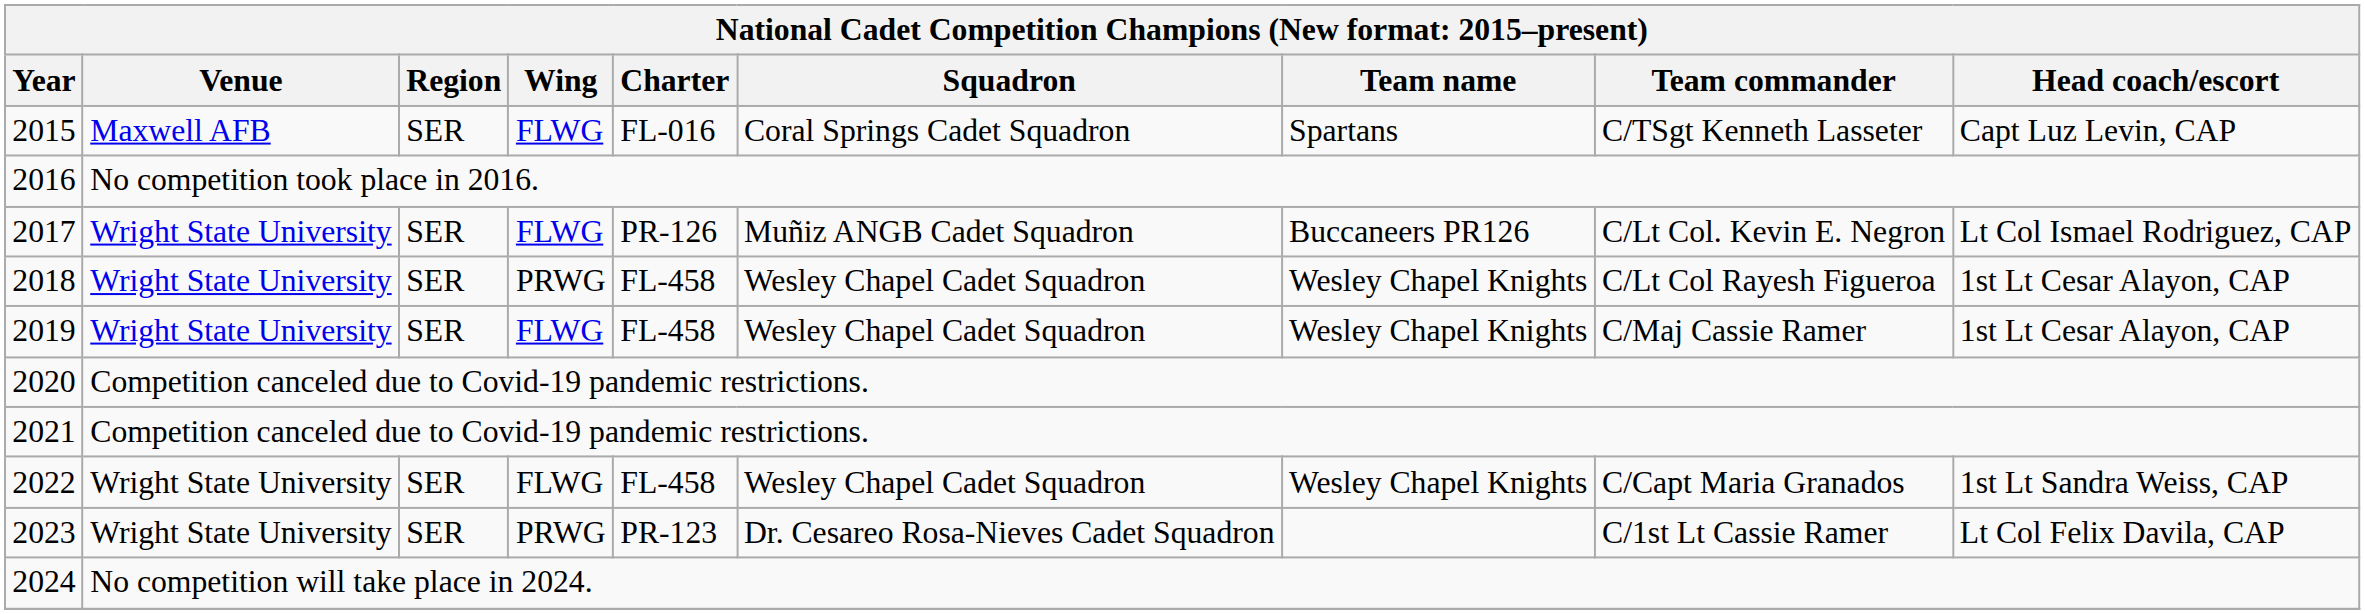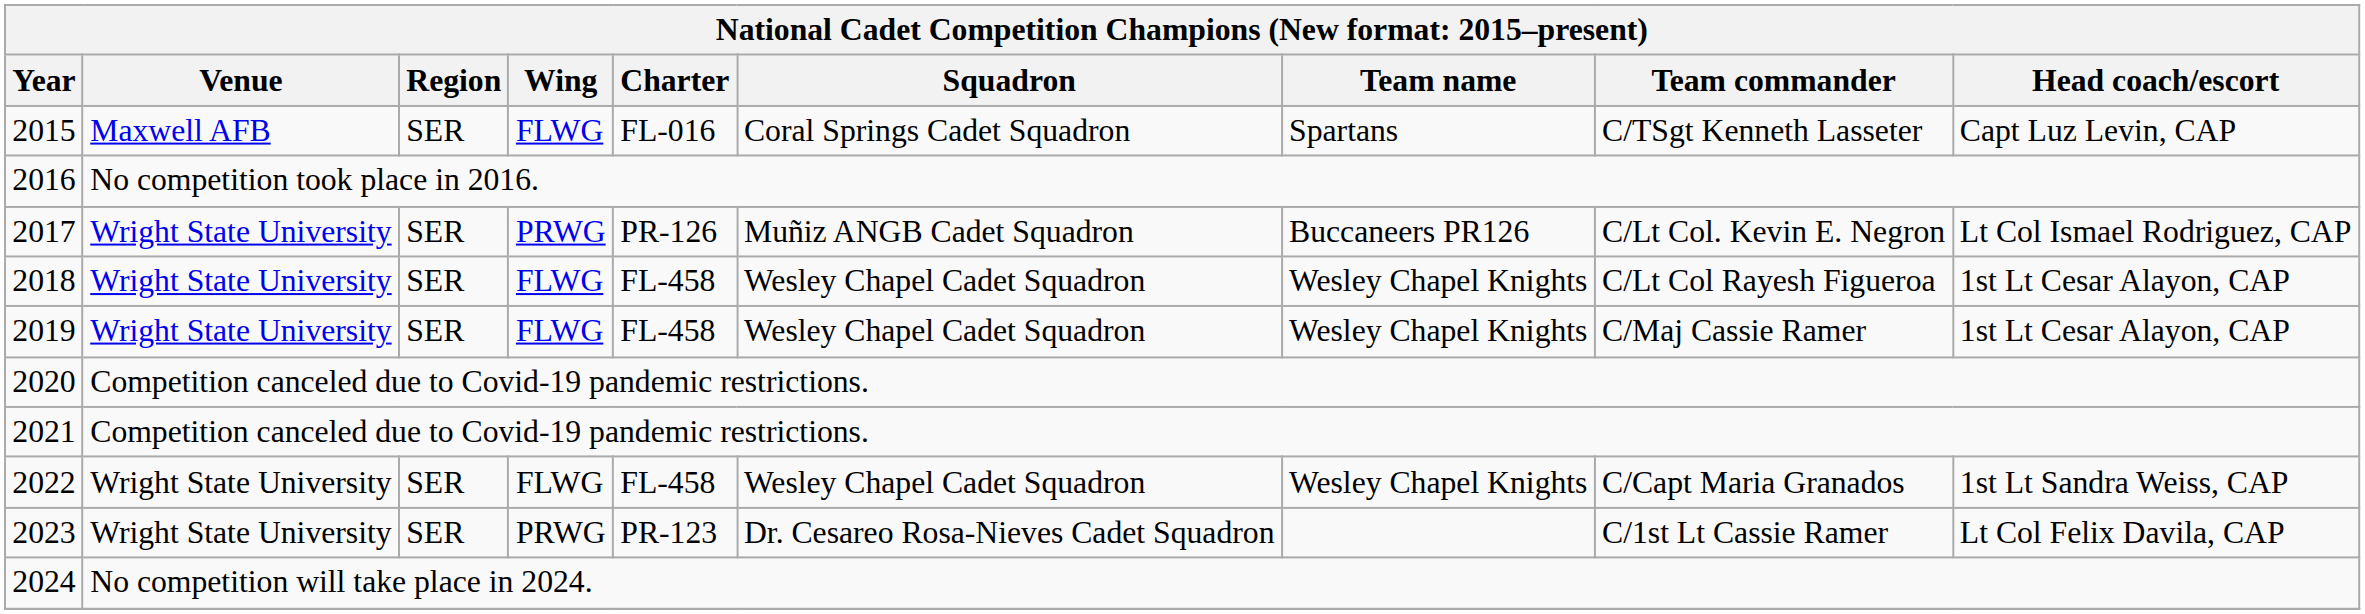(560, 230) FLWG -> (561, 230) PRWG
(561, 280) PRWG -> (560, 280) FLWG
